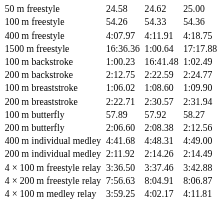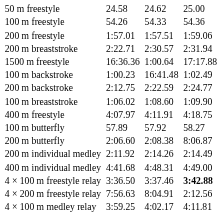+ row: (35, 35)
rows swapped: (35, 35) <-> (41, 101)
(198, 128) 2:12.56 -> (198, 141) 8:06.87
rows swapped: (53, 154) <-> (53, 141)
(198, 167) normal -> (198, 181) bold
(198, 181) 8:06.87 -> (198, 194) 2:12.56
